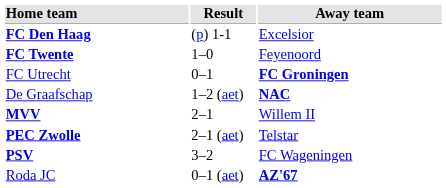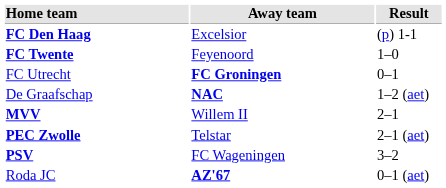columns swapped: (223, 13) <-> (350, 13)
